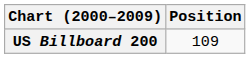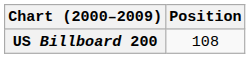(205, 41) 109 -> (205, 41) 108
